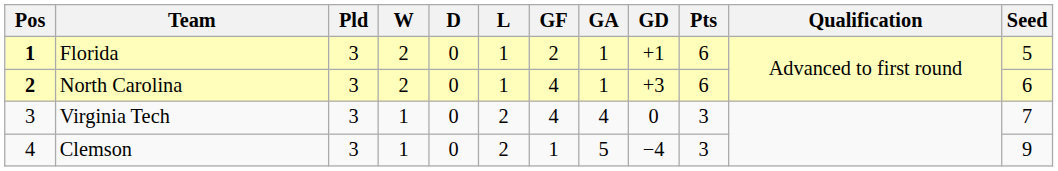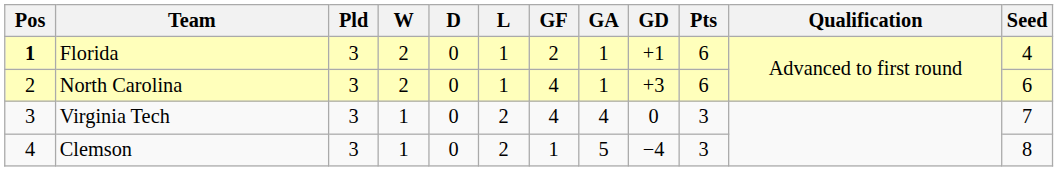(1027, 52) 5 -> (1027, 52) 4
(30, 85) bold -> (30, 85) normal
(1027, 149) 9 -> (1027, 149) 8
